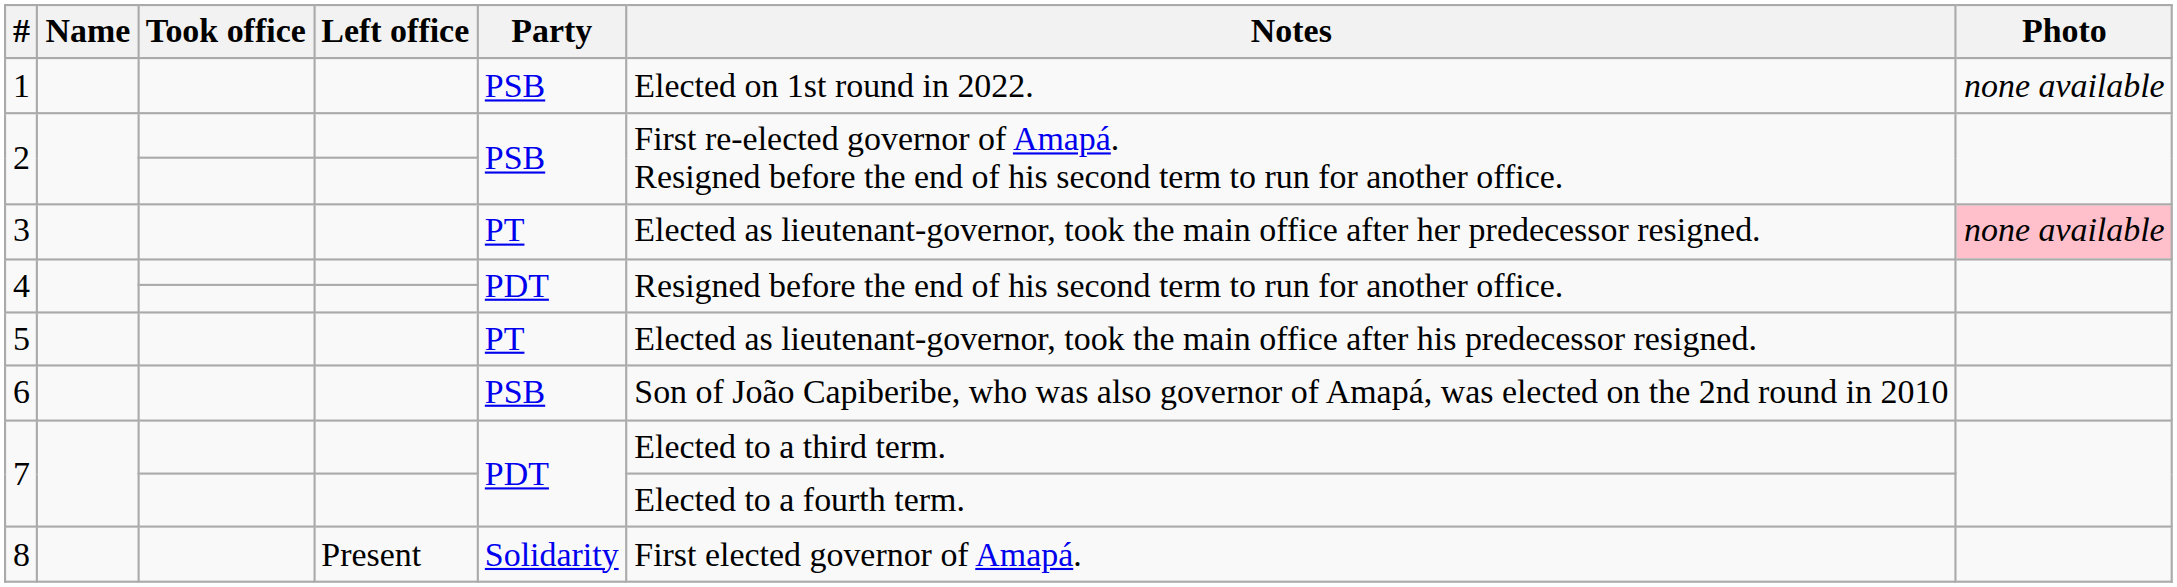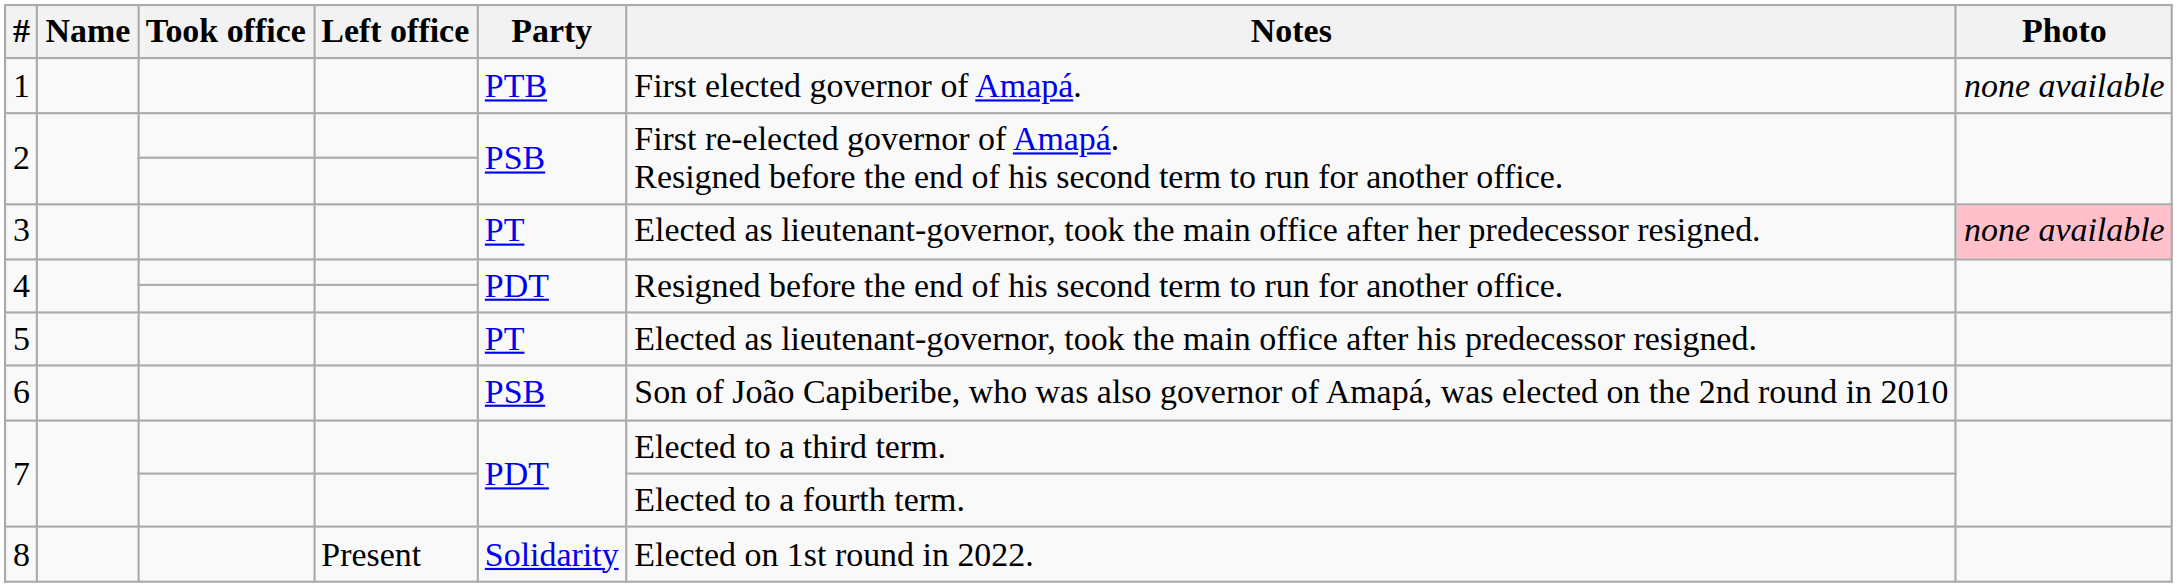(515, 85) PSB -> (516, 85) PTB
(834, 85) Elected on 1st round in 2022. -> (858, 85) First elected governor of Amapá.
(858, 553) First elected governor of Amapá. -> (834, 553) Elected on 1st round in 2022.
